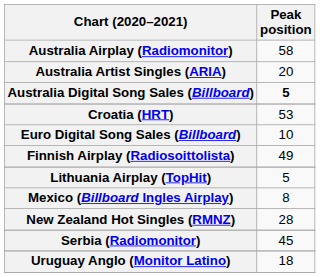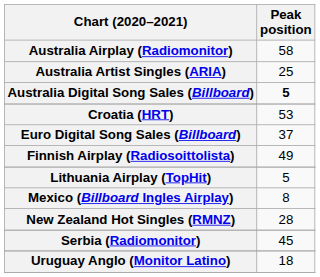(286, 72) 20 -> (286, 72) 25
(286, 135) 10 -> (286, 135) 37
